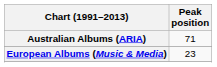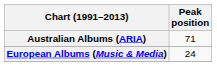(190, 54) 23 -> (190, 54) 24
